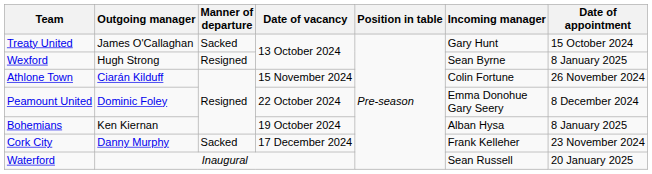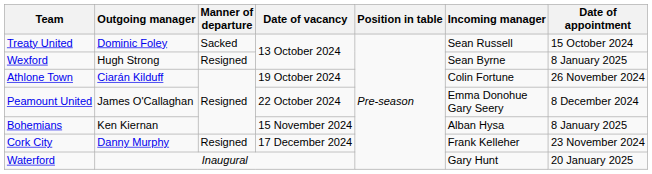(145, 43) James O'Callaghan -> (132, 43) Dominic Foley
(473, 43) Gary Hunt -> (480, 43) Sean Russell
(305, 78) 15 November 2024 -> (299, 78) 19 October 2024
(132, 101) Dominic Foley -> (145, 101) James O'Callaghan
(299, 125) 19 October 2024 -> (305, 125) 15 November 2024
(219, 143) Sacked -> (224, 143) Resigned
(480, 160) Sean Russell -> (473, 160) Gary Hunt
